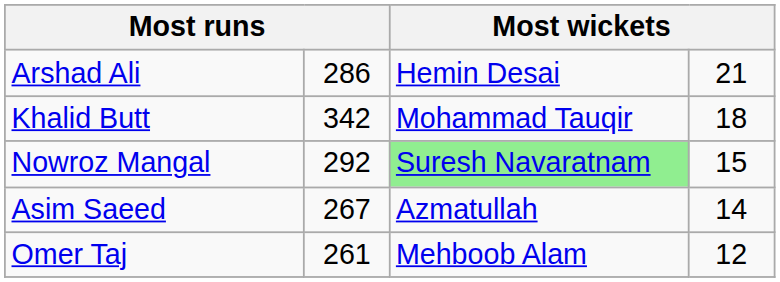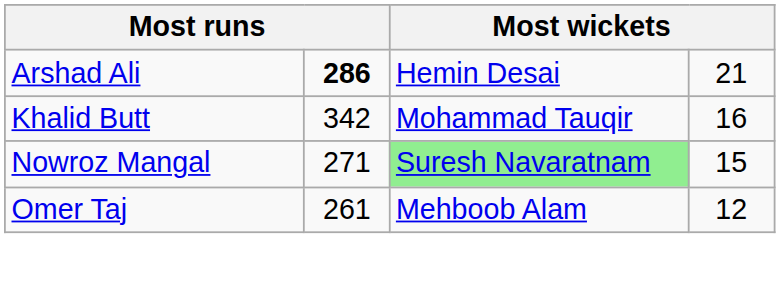(347, 72) normal -> (347, 72) bold
(731, 118) 18 -> (731, 118) 16
(347, 163) 292 -> (347, 163) 271
- row: (89, 208)
